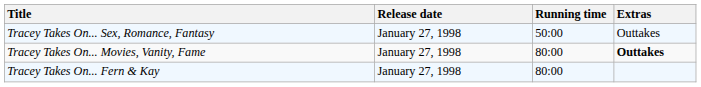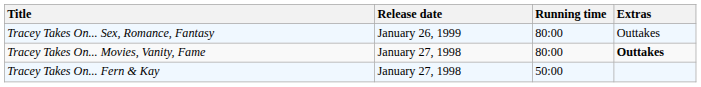(419, 33) January 27, 1998 -> (419, 33) January 26, 1999
(549, 33) 50:00 -> (549, 33) 80:00
(549, 71) 80:00 -> (549, 71) 50:00
